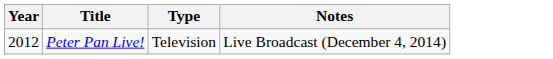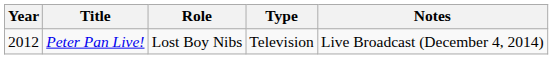+ column: (197, 16)
